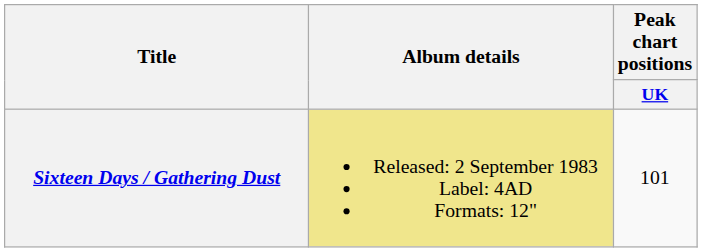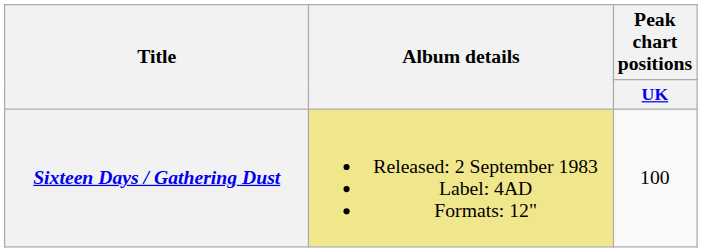(655, 177) 101 -> (655, 177) 100
